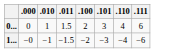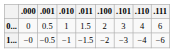+ column: (47, 11)
